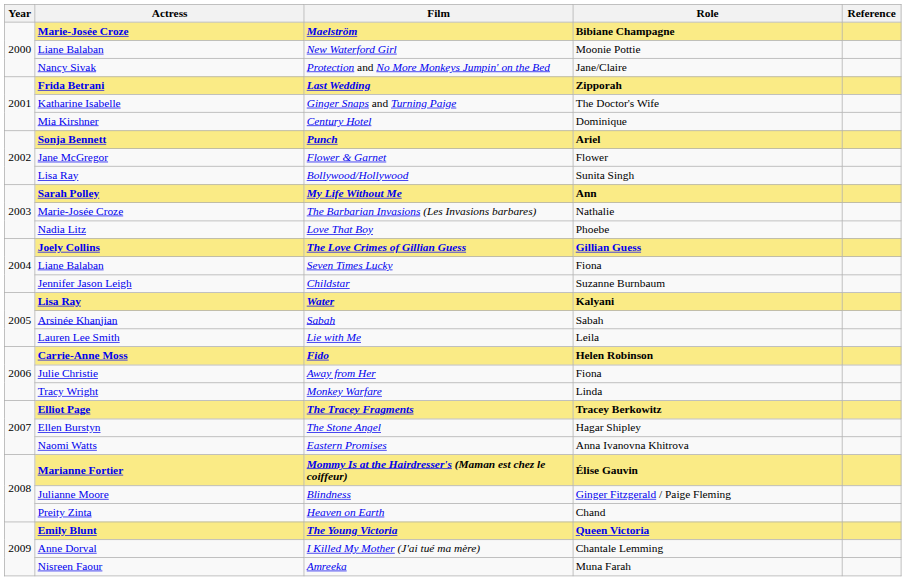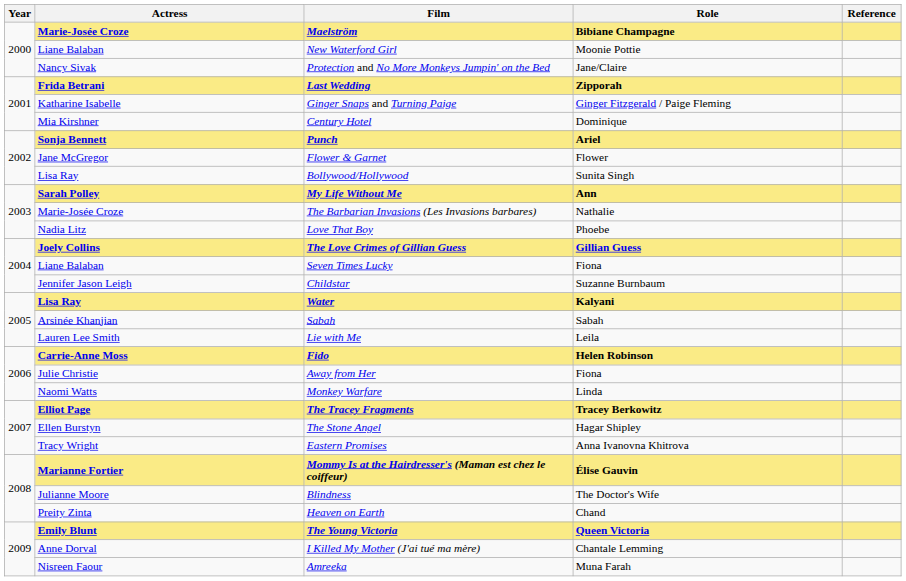(617, 103) The Doctor's Wife -> (653, 103) Ginger Fitzgerald / Paige Fleming
(68, 391) Tracy Wright -> (67, 391) Naomi Watts
(67, 445) Naomi Watts -> (68, 445) Tracy Wright
(653, 494) Ginger Fitzgerald / Paige Fleming -> (617, 494) The Doctor's Wife
